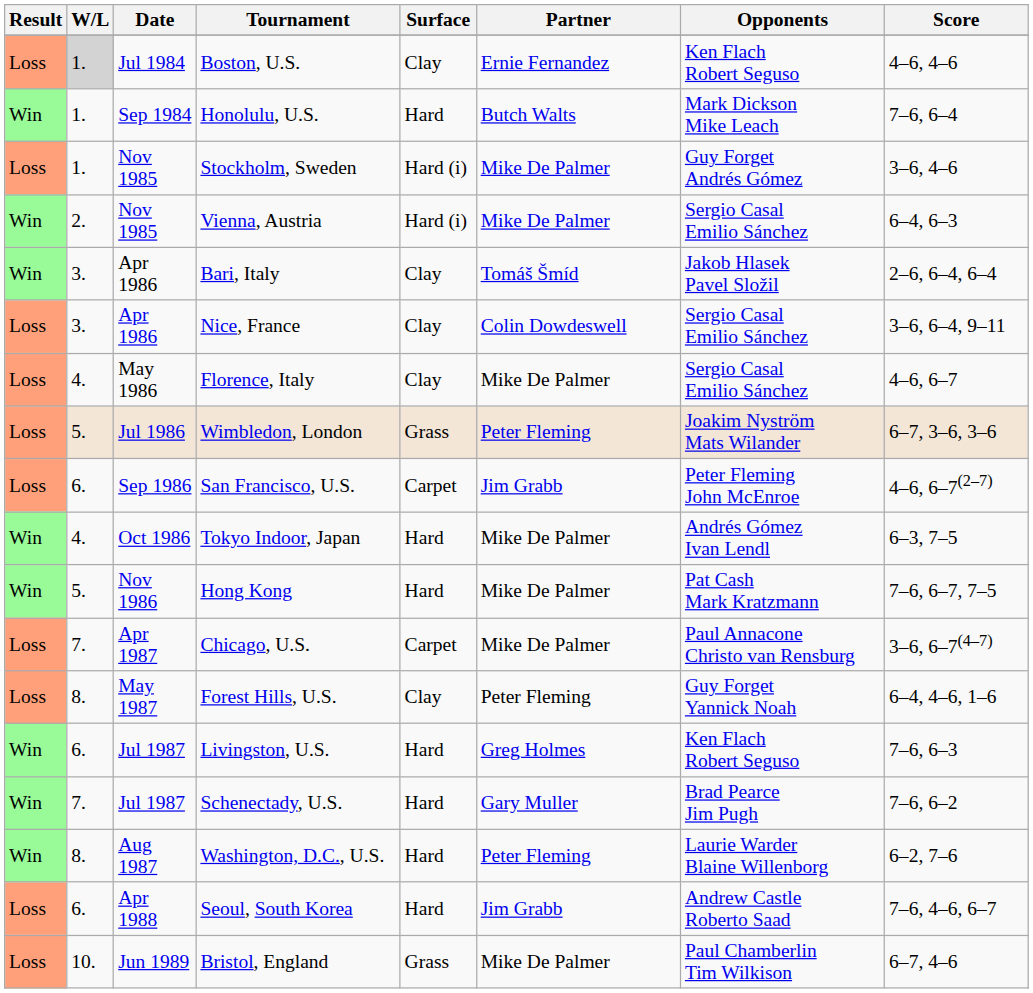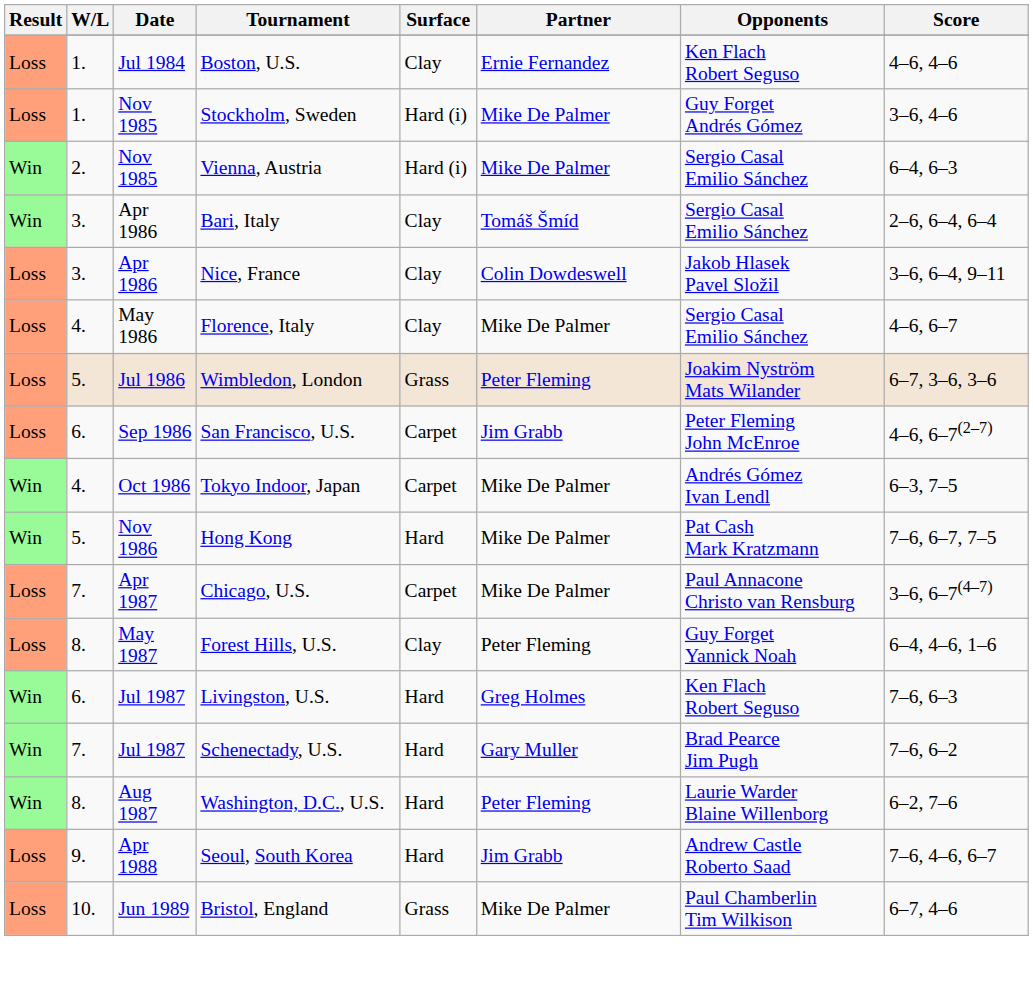(79, 61) lightgrey background -> (79, 61) no background
- row: (260, 114)
(737, 273) Jakob Hlasek Pavel Složil -> (746, 220) Sergio Casal Emilio Sánchez
(746, 326) Sergio Casal Emilio Sánchez -> (737, 273) Jakob Hlasek Pavel Složil
(424, 538) Hard -> (431, 485) Carpet
(79, 908) 6. -> (79, 855) 9.
